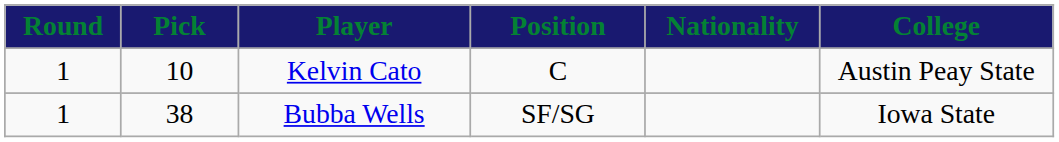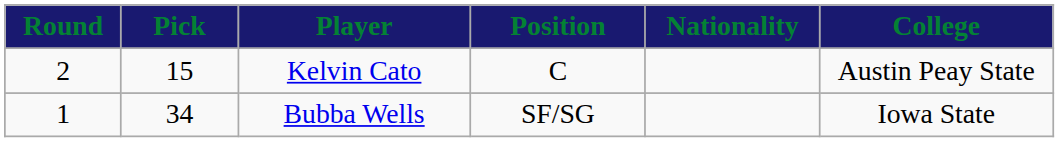(63, 70) 1 -> (63, 70) 2
(179, 70) 10 -> (179, 70) 15
(179, 114) 38 -> (179, 114) 34
